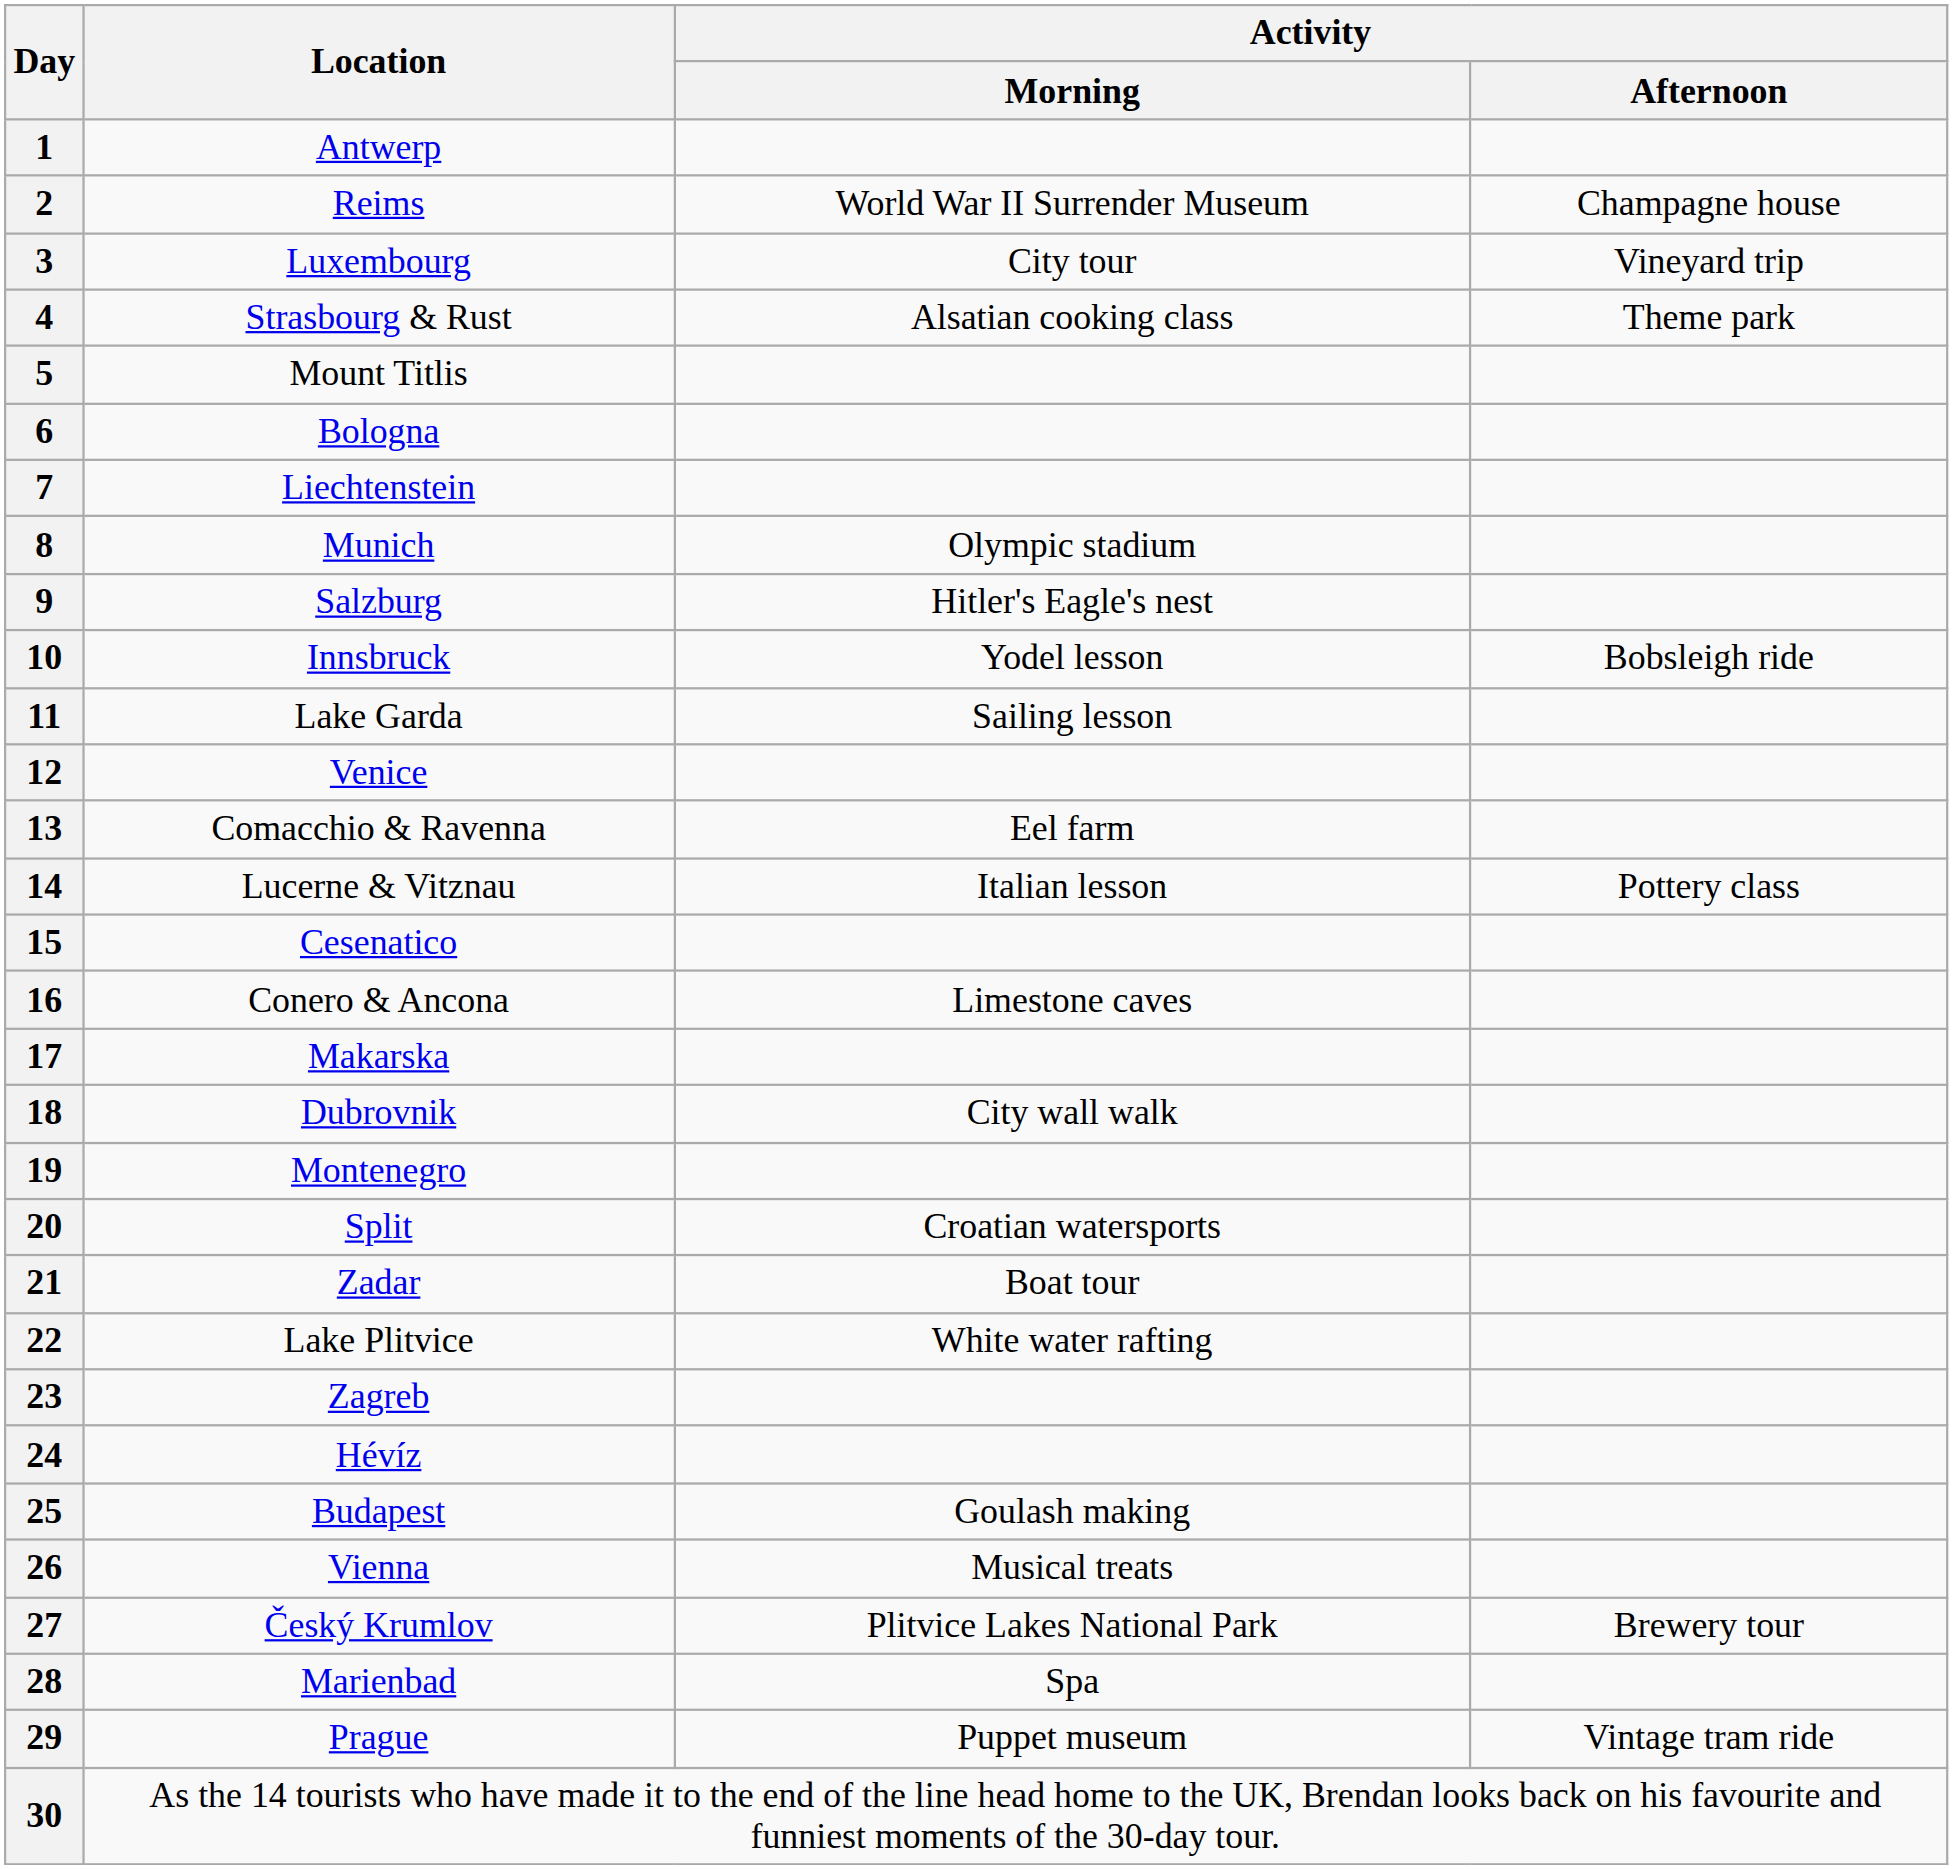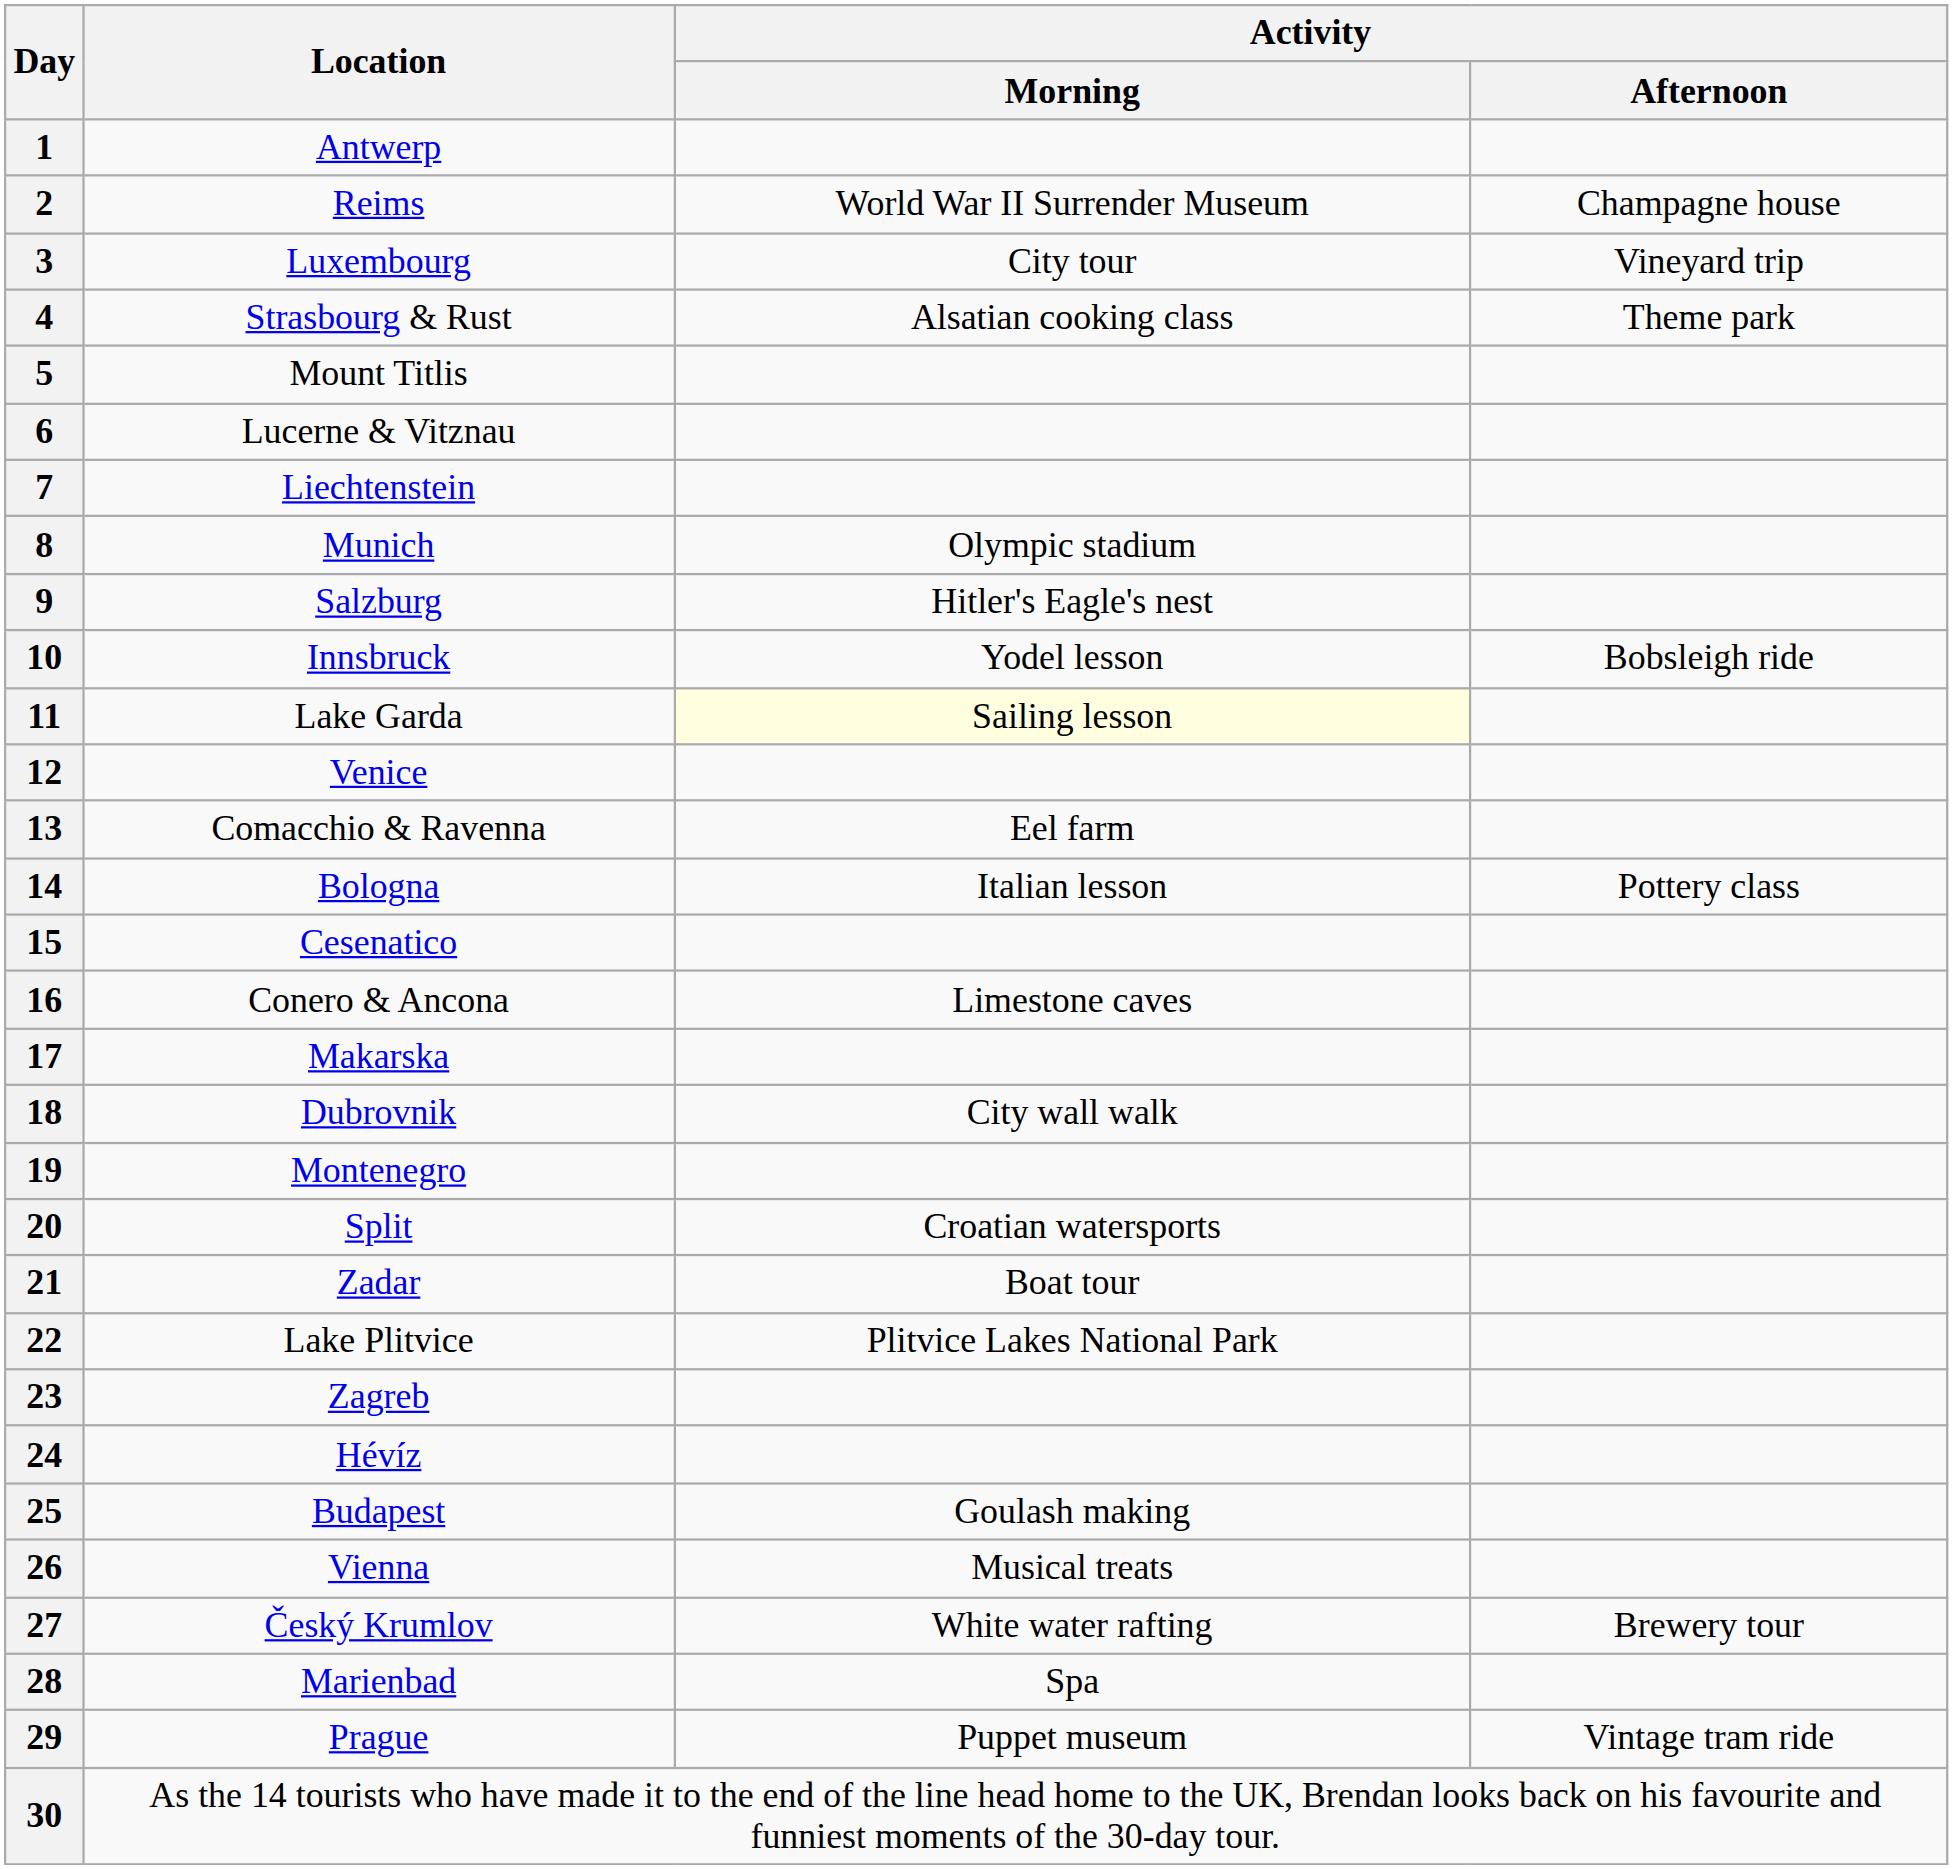(379, 430) Bologna -> (379, 430) Lucerne & Vitznau
(1072, 714) no background -> (1072, 714) lightyellow background
(379, 885) Lucerne & Vitznau -> (379, 885) Bologna
(1072, 1340) White water rafting -> (1072, 1340) Plitvice Lakes National Park
(1072, 1624) Plitvice Lakes National Park -> (1072, 1624) White water rafting
